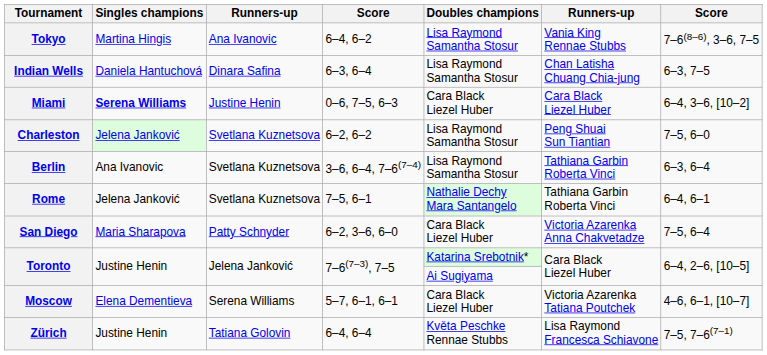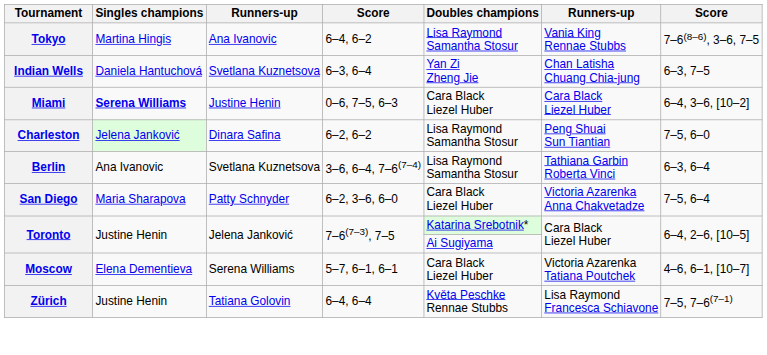(245, 71) Dinara Safina -> (264, 71) Svetlana Kuznetsova
(472, 71) Lisa Raymond Samantha Stosur -> (452, 71) Yan Zi Zheng Jie
(264, 135) Svetlana Kuznetsova -> (245, 135) Dinara Safina
- row: (49, 199)
